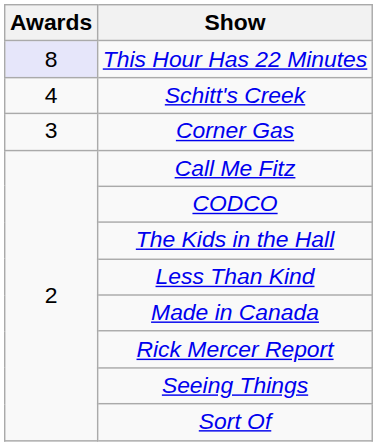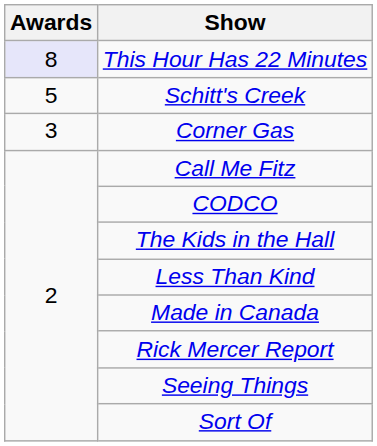(51, 95) 4 -> (51, 95) 5
